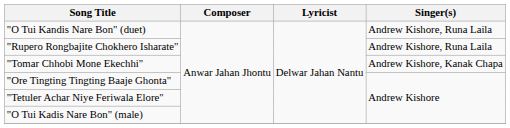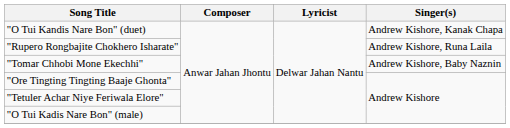(430, 30) Andrew Kishore, Runa Laila -> (436, 30) Andrew Kishore, Kanak Chapa
(436, 64) Andrew Kishore, Kanak Chapa -> (435, 64) Andrew Kishore, Baby Naznin
